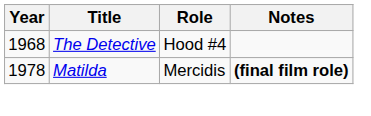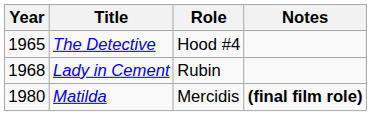(27, 44) 1968 -> (27, 44) 1965
+ row: (111, 70)
(27, 70) 1978 -> (27, 96) 1980
